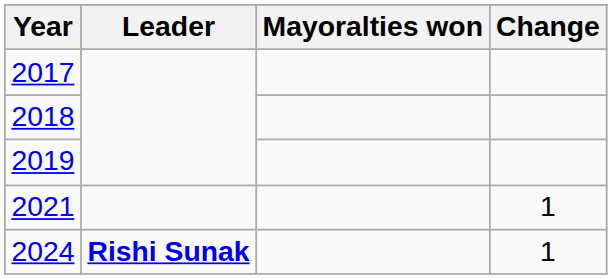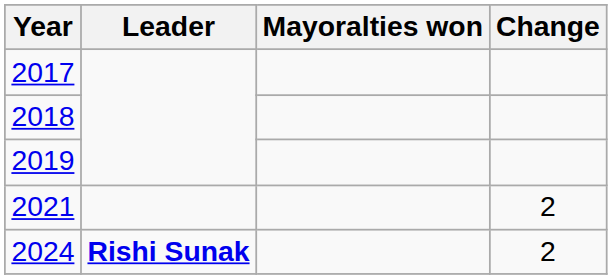(548, 206) 1 -> (548, 206) 2
(548, 251) 1 -> (548, 251) 2
